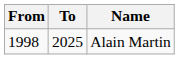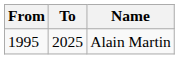(24, 41) 1998 -> (24, 41) 1995
